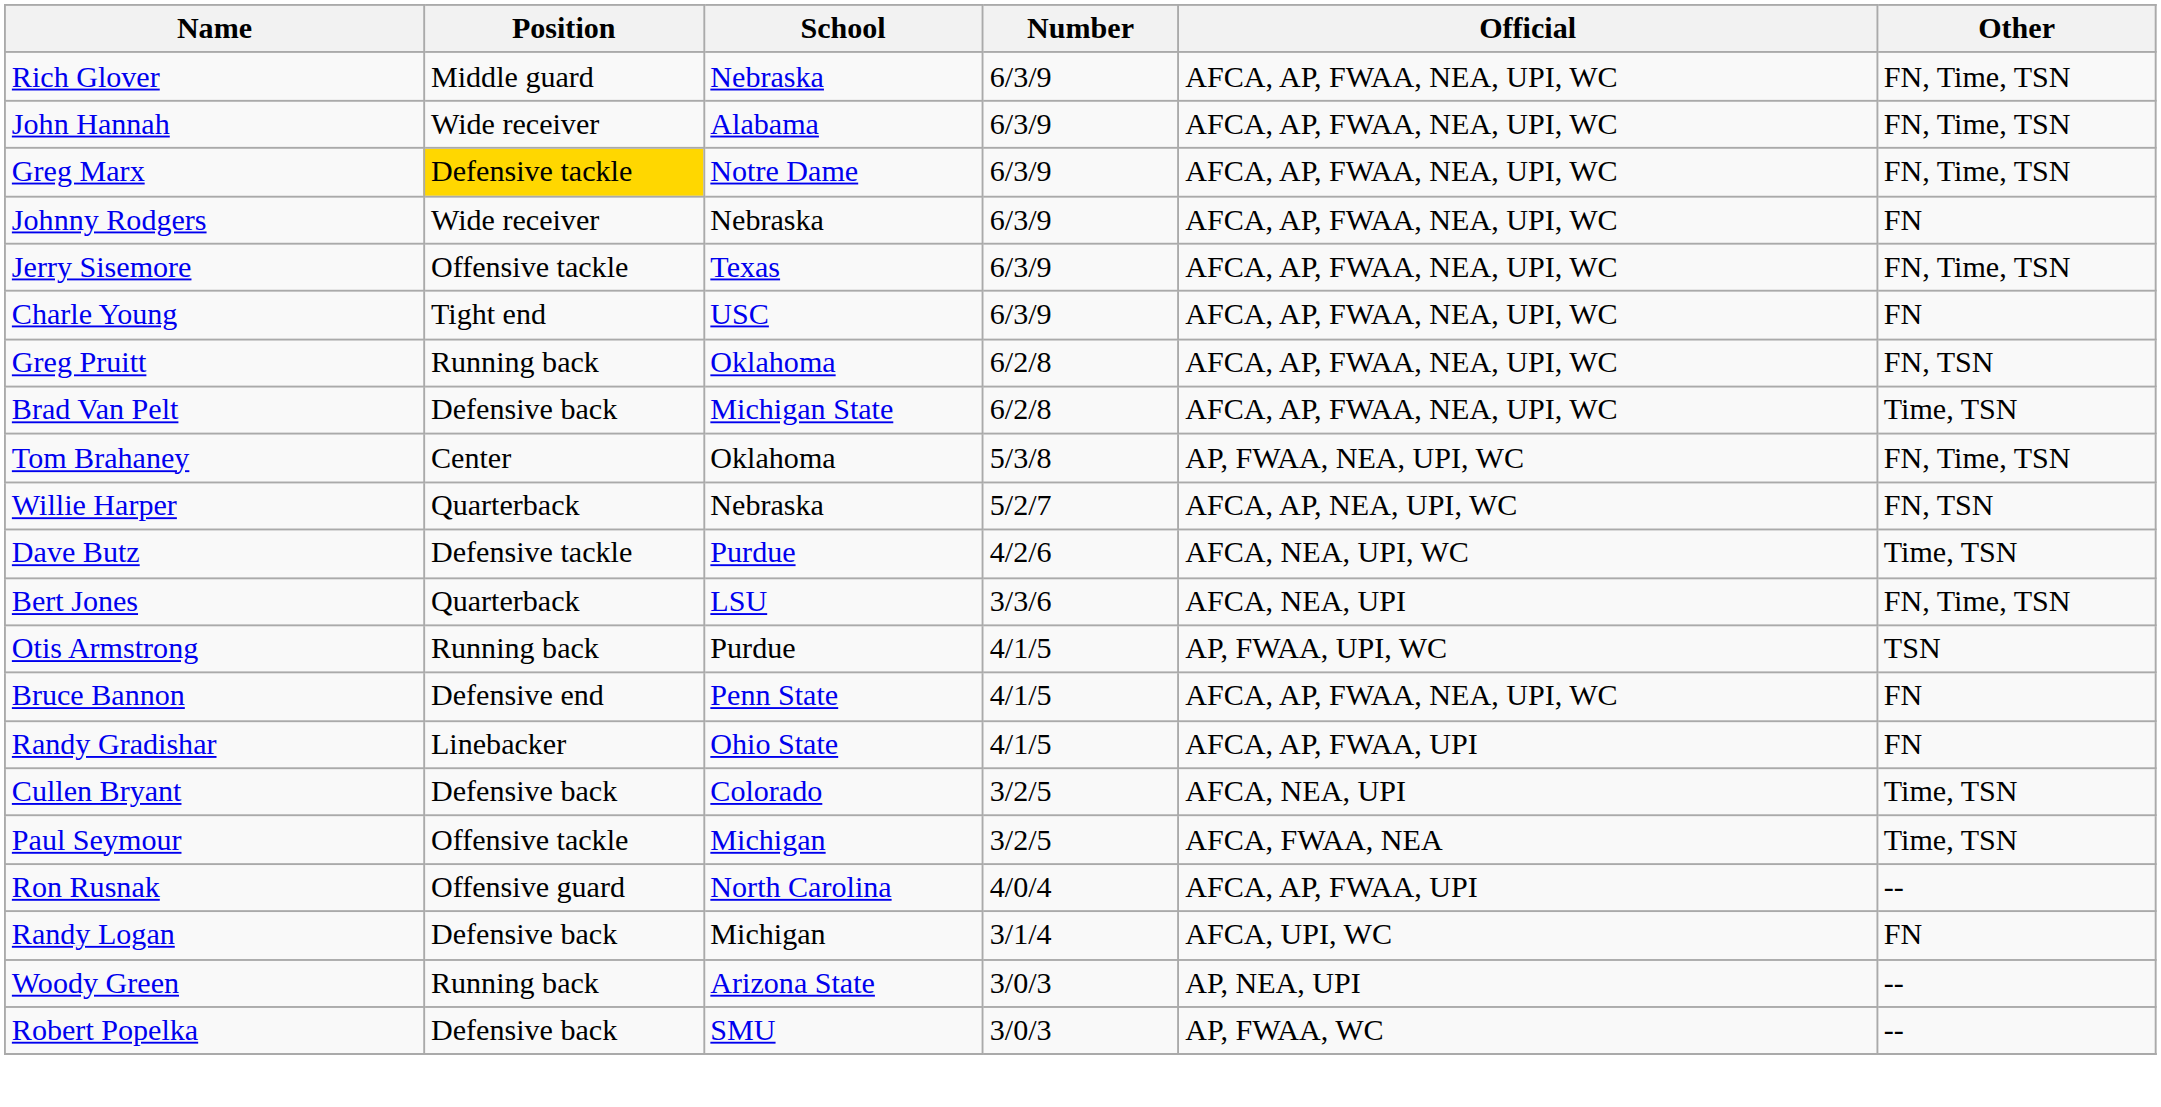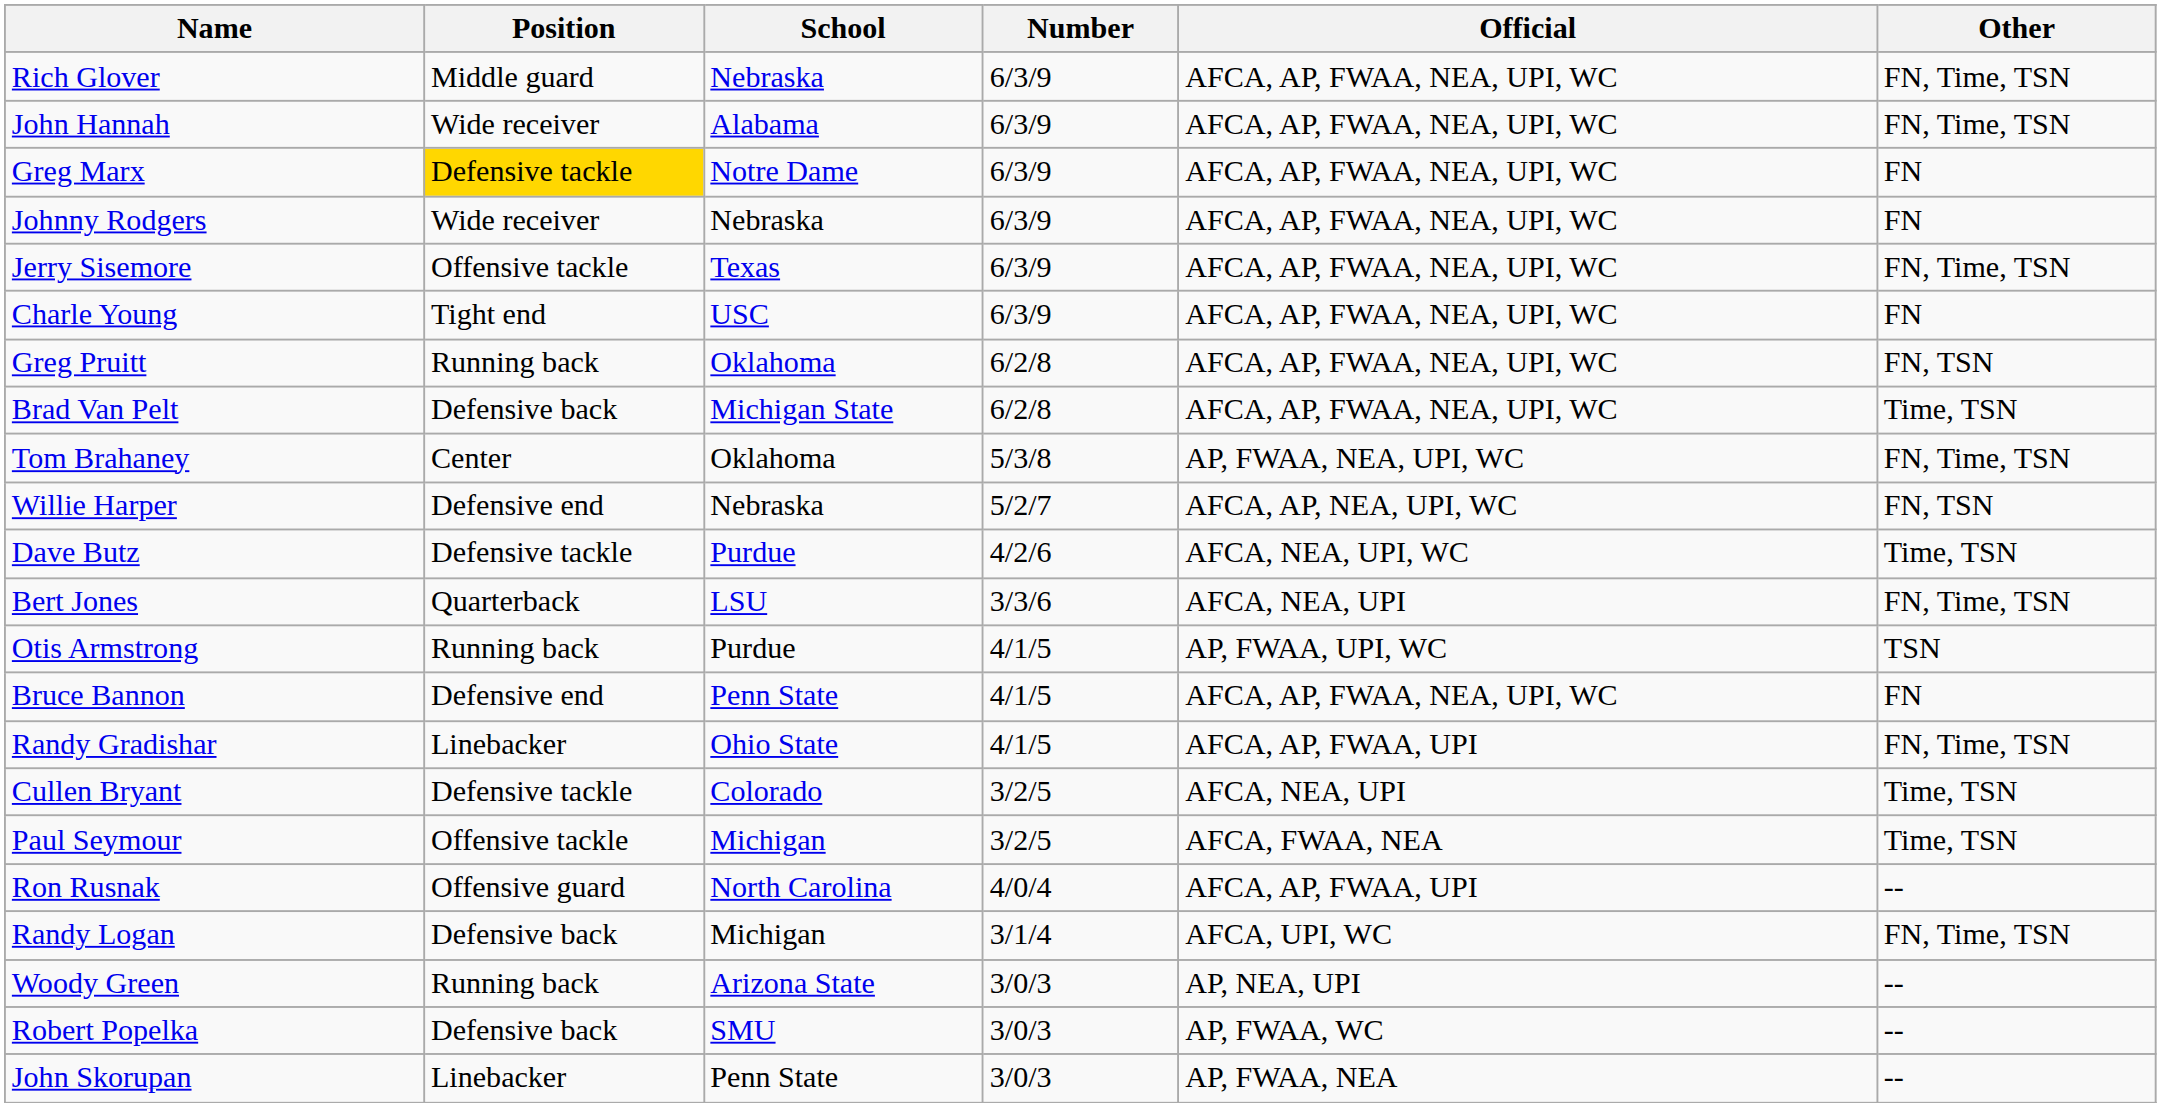(1977, 171) FN, Time, TSN -> (1903, 171) FN
(505, 505) Quarterback -> (517, 505) Defensive end
(1903, 743) FN -> (1977, 743) FN, Time, TSN
(524, 791) Defensive back -> (532, 791) Defensive tackle
(1903, 934) FN -> (1977, 934) FN, Time, TSN
+ row: (102, 1077)
